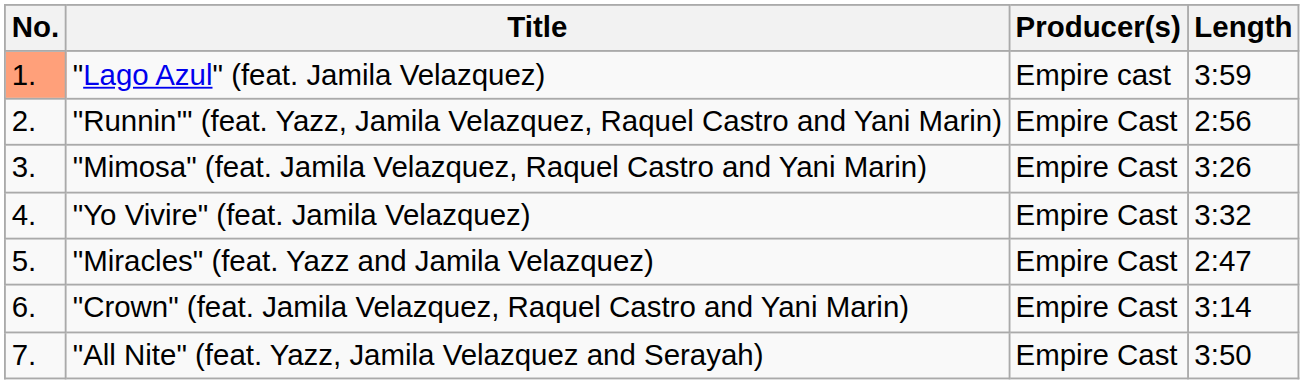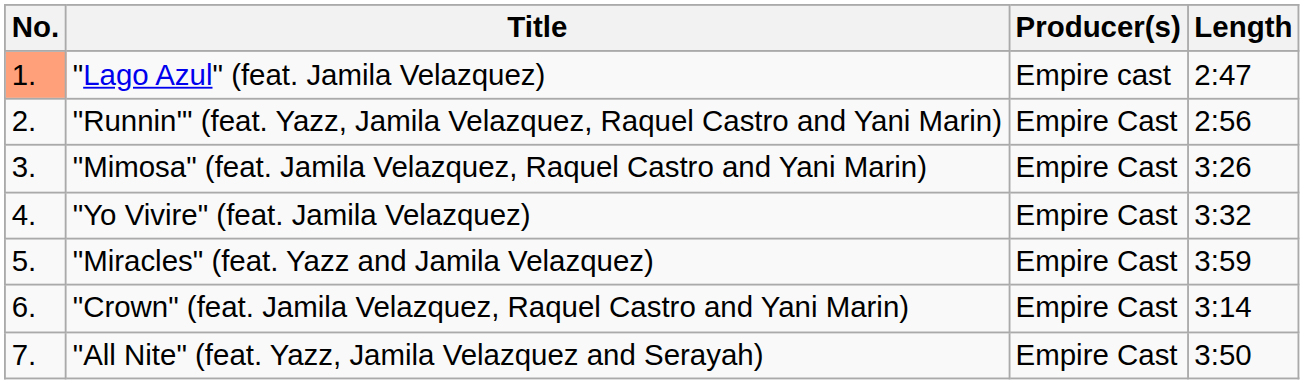(1223, 74) 3:59 -> (1223, 74) 2:47
(1223, 261) 2:47 -> (1223, 261) 3:59
